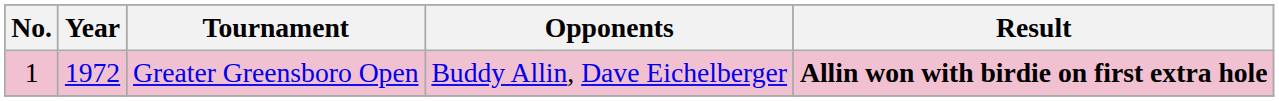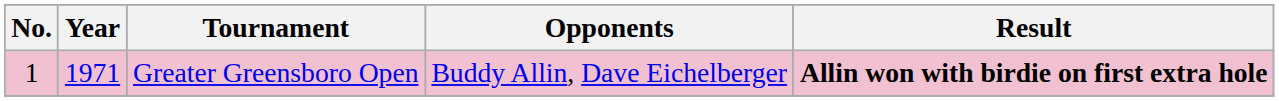(93, 73) 1972 -> (93, 73) 1971
